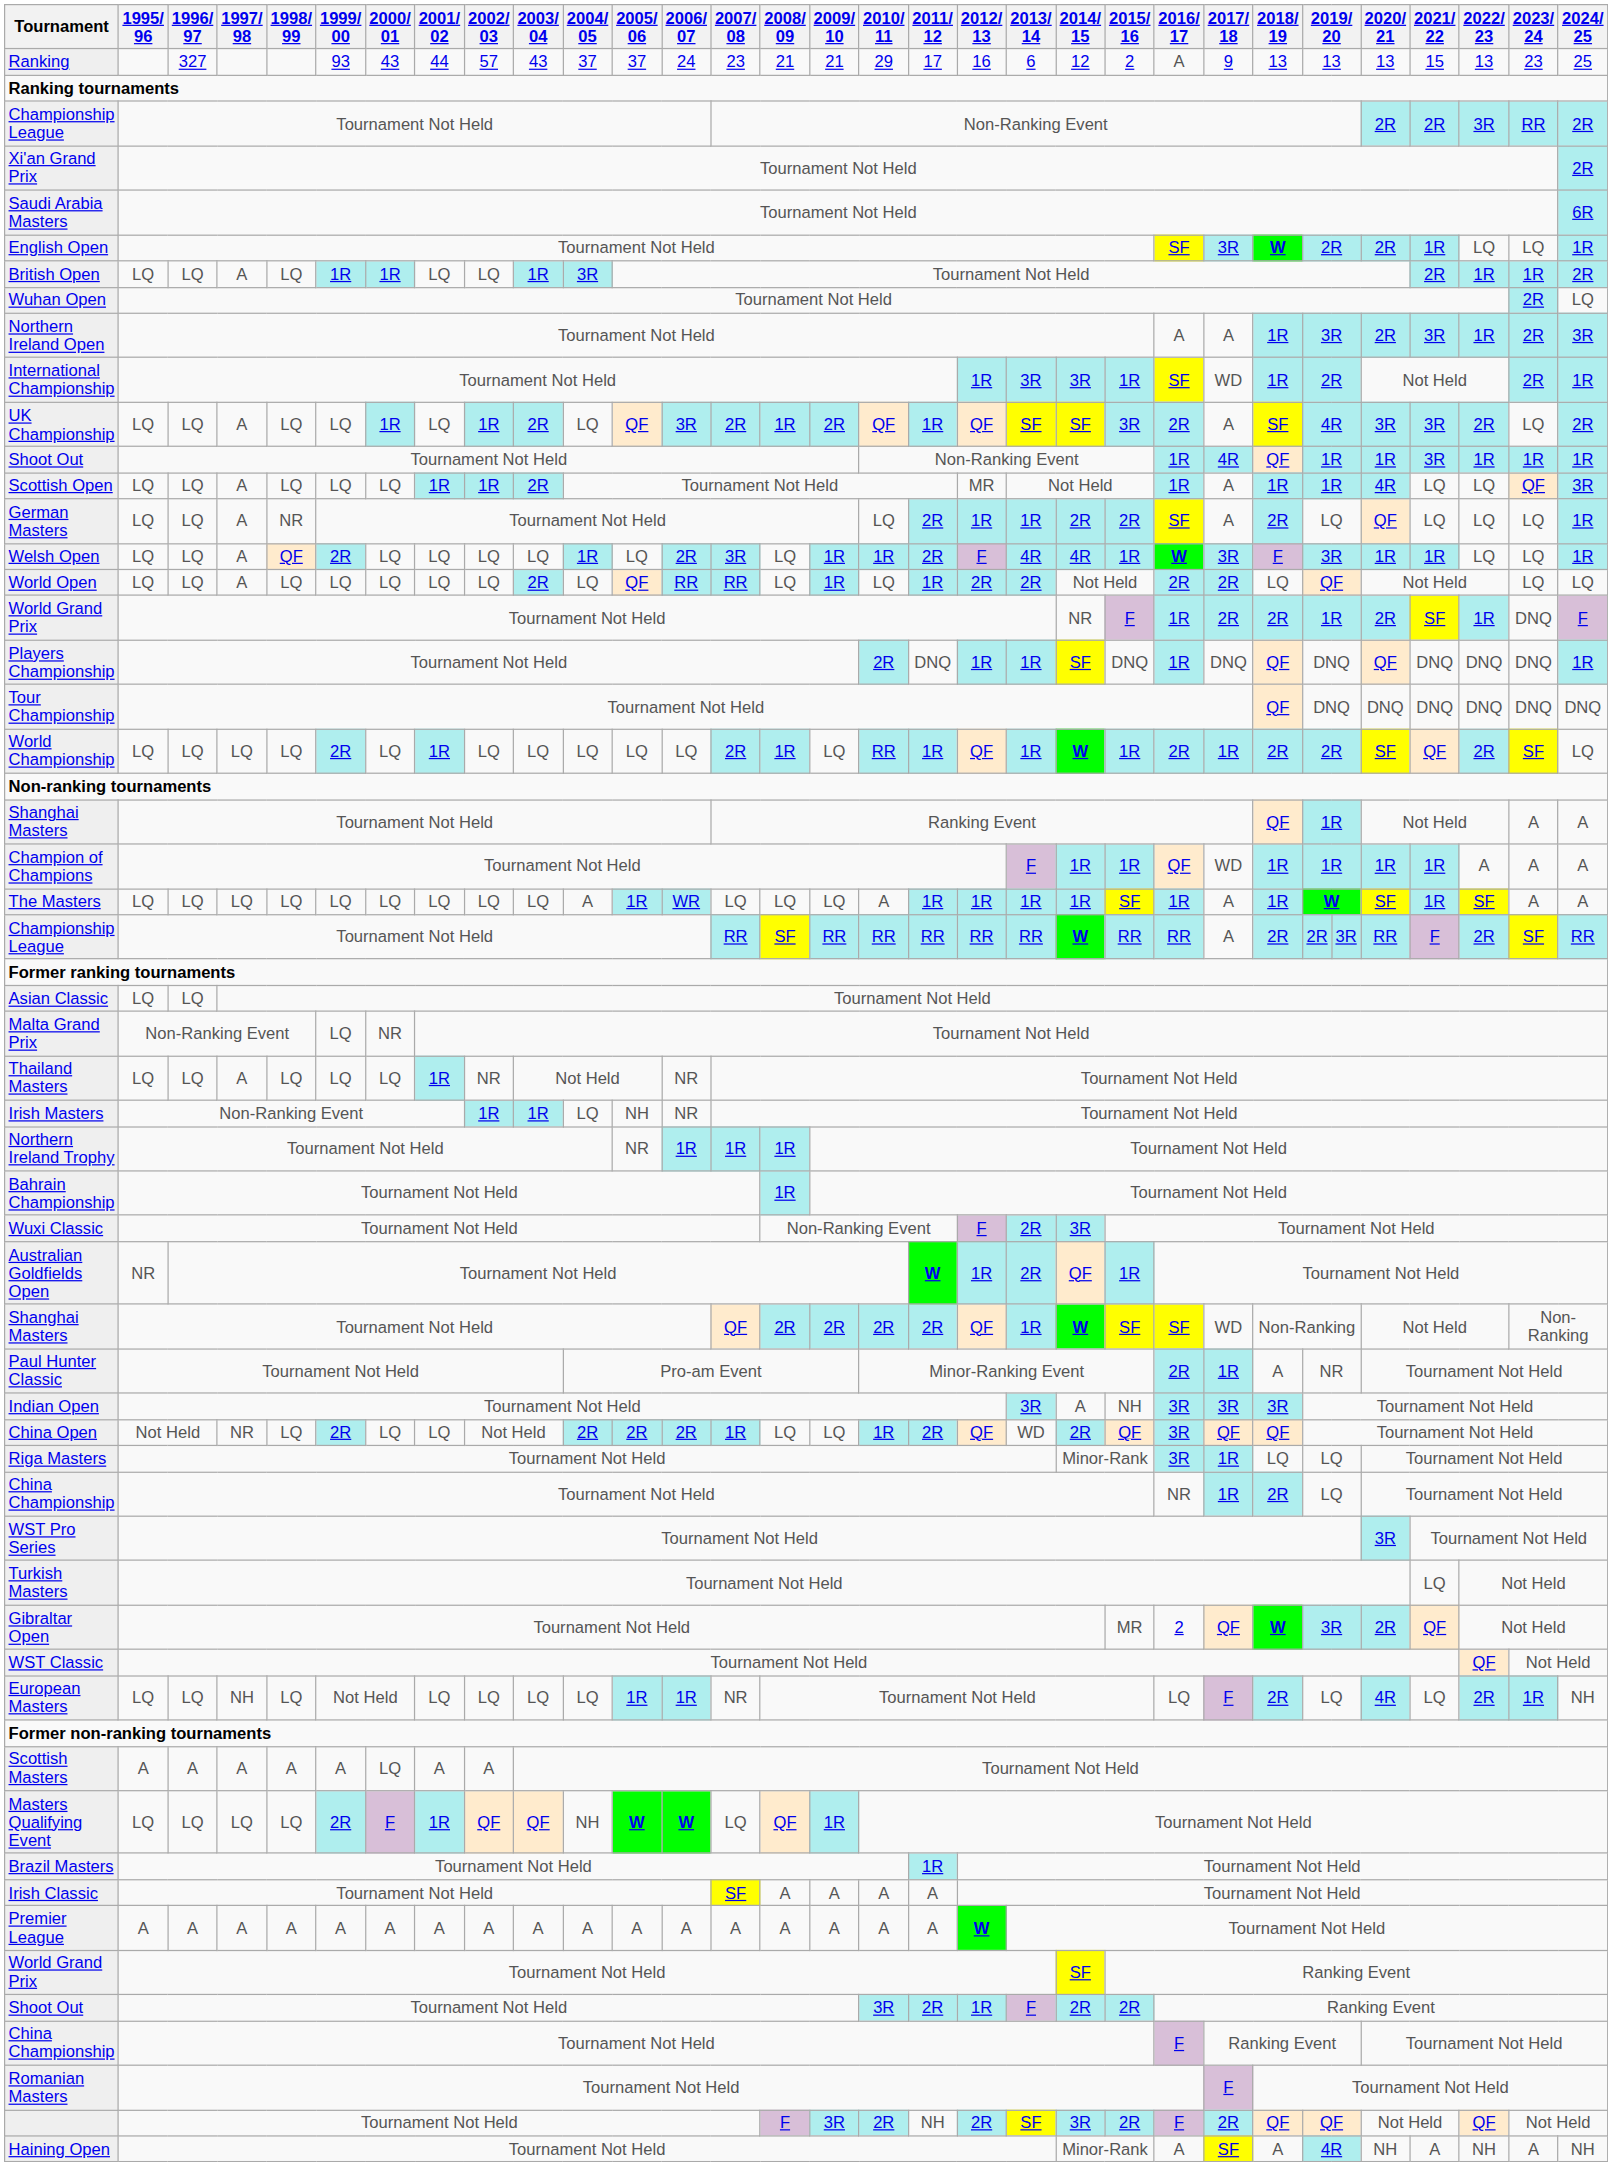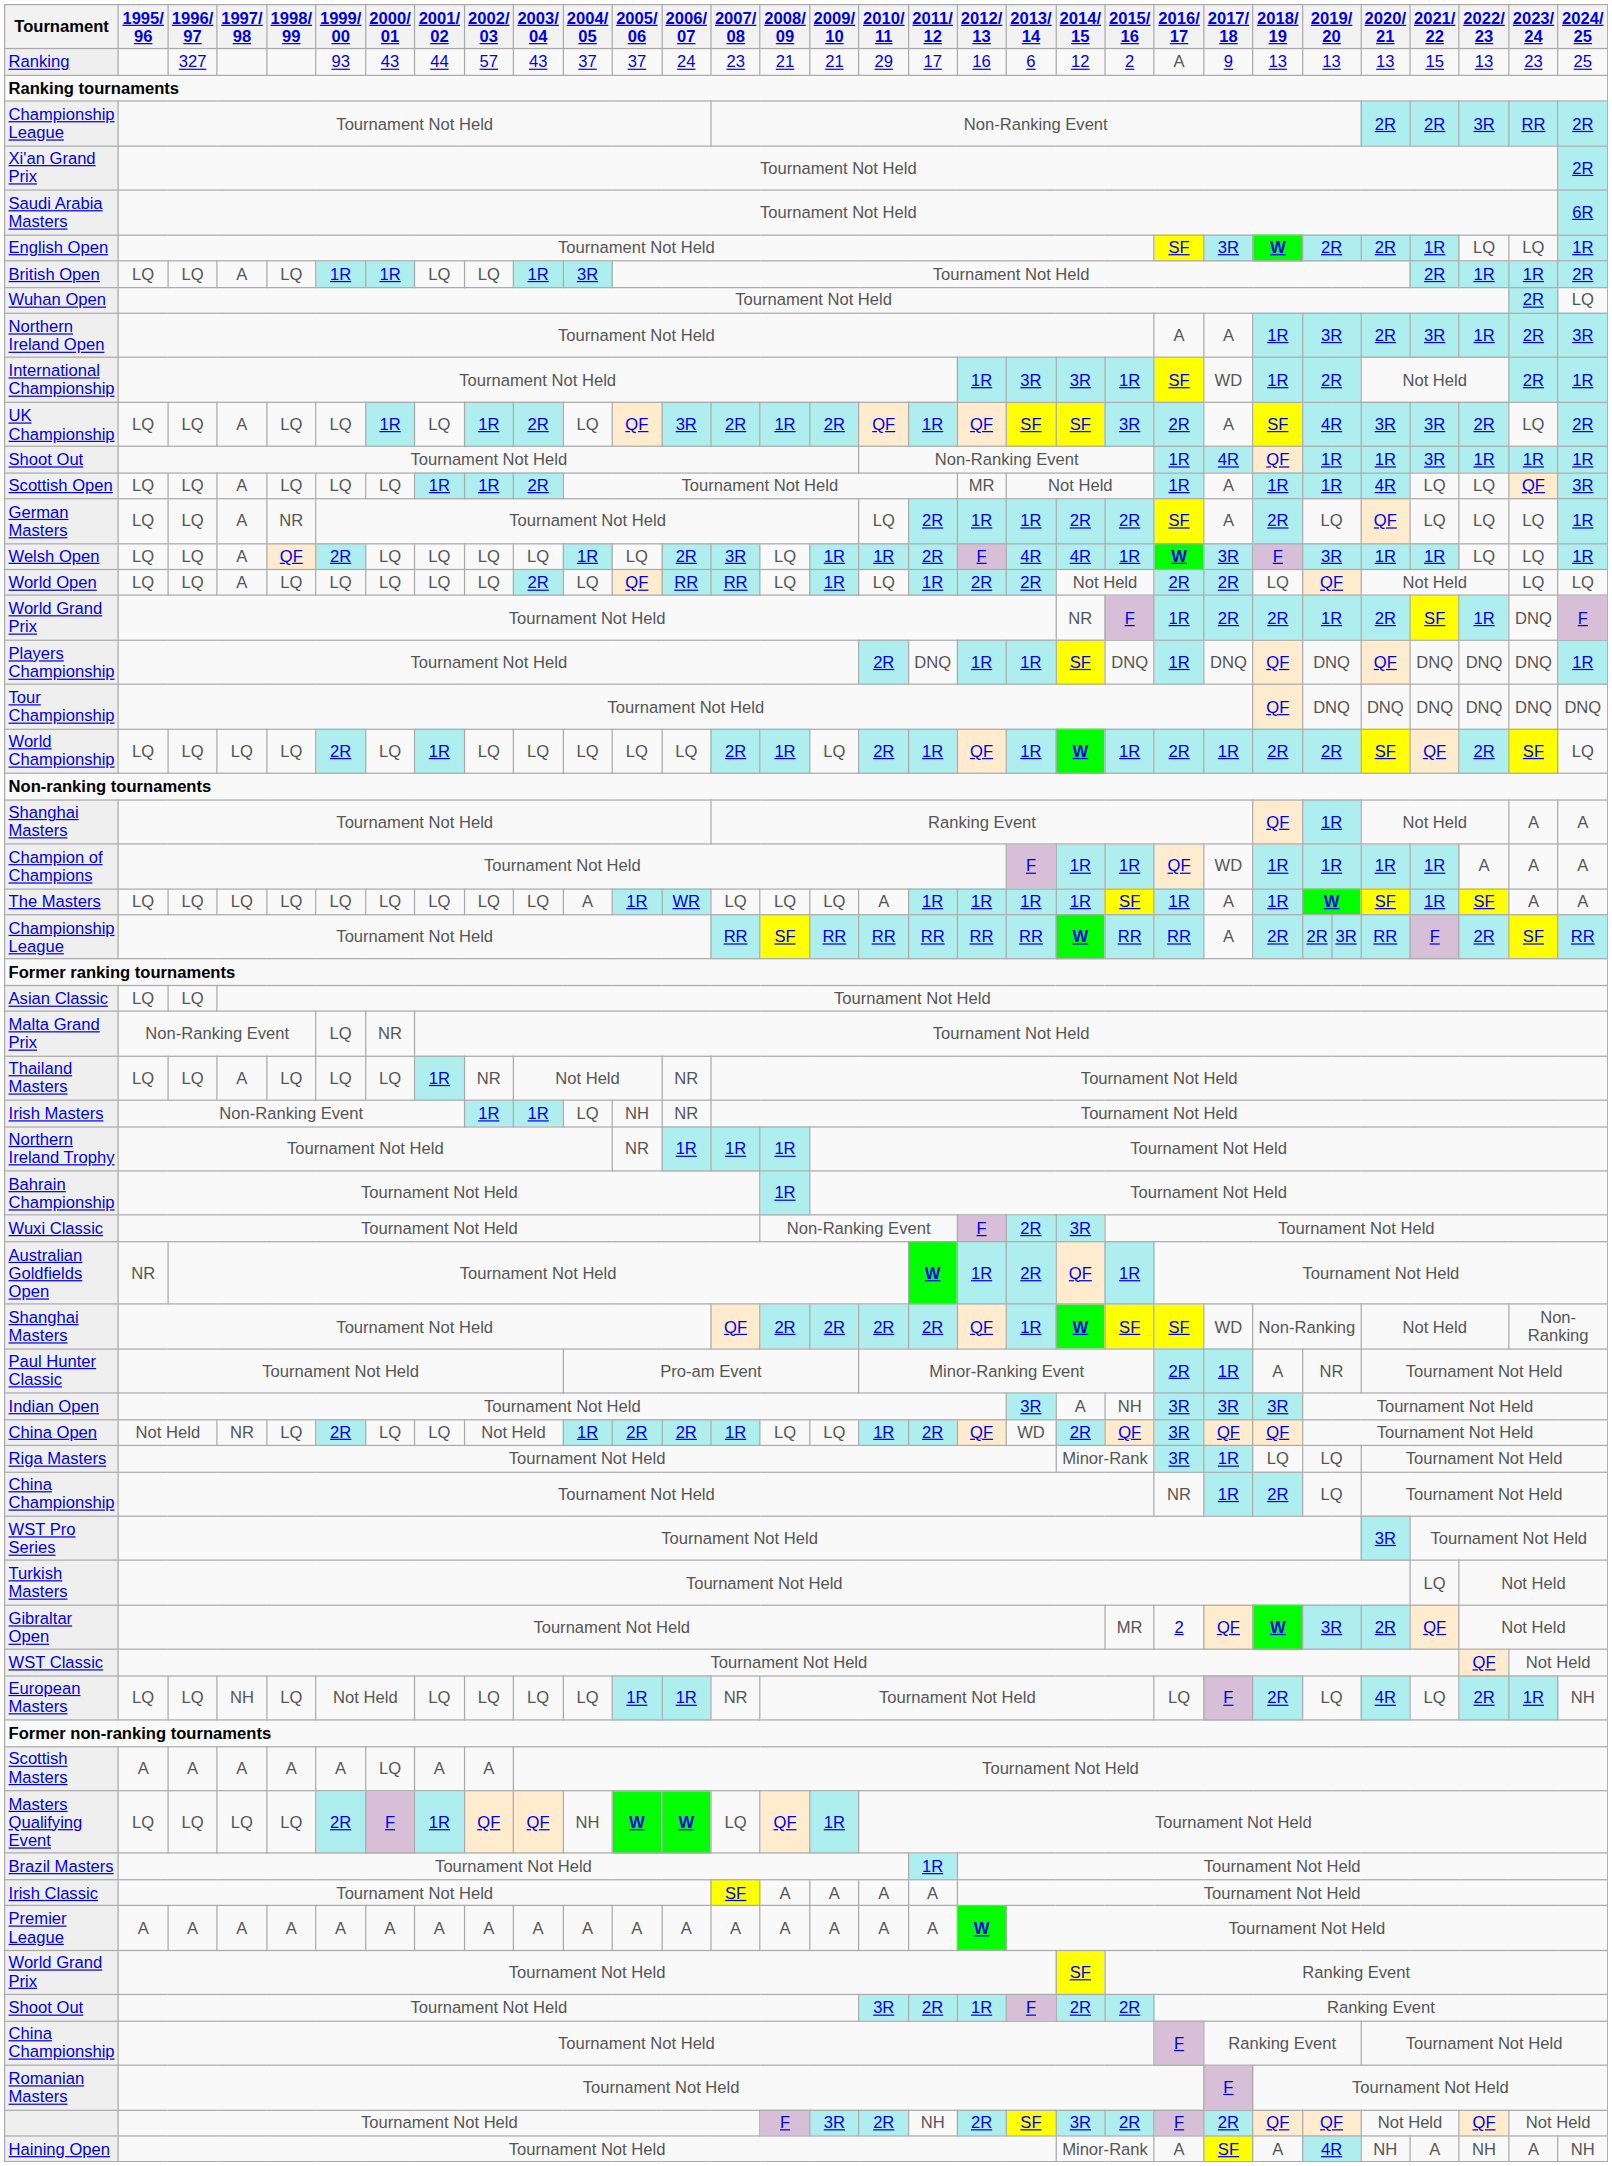(884, 751) RR -> (884, 751) 2R
(588, 1432) 2R -> (588, 1432) 1R
